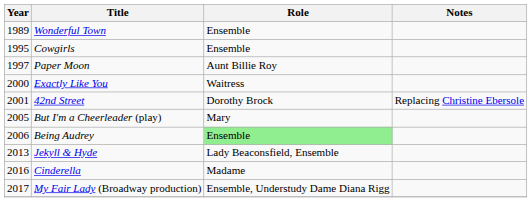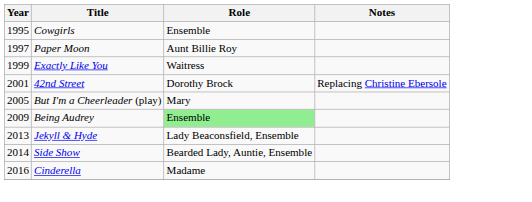- row: (70, 30)
(18, 83) 2000 -> (18, 65) 1999
(18, 135) 2006 -> (18, 118) 2009
+ row: (57, 153)
- row: (118, 188)
